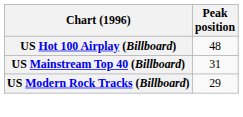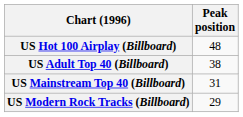+ row: (98, 64)
